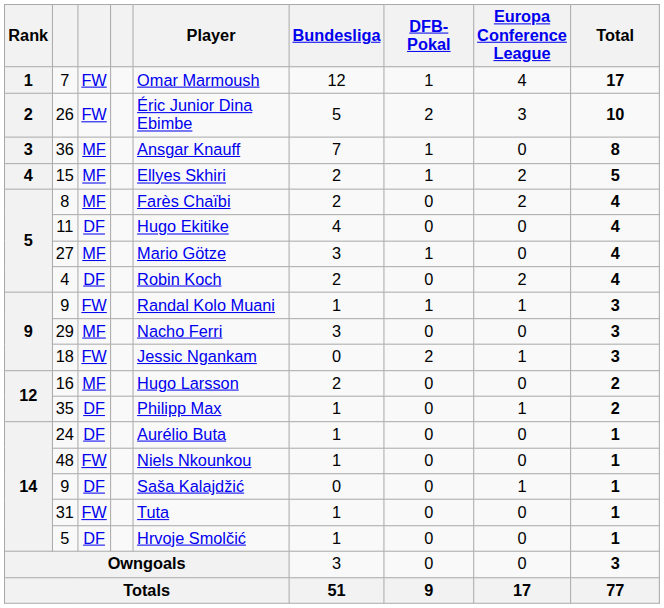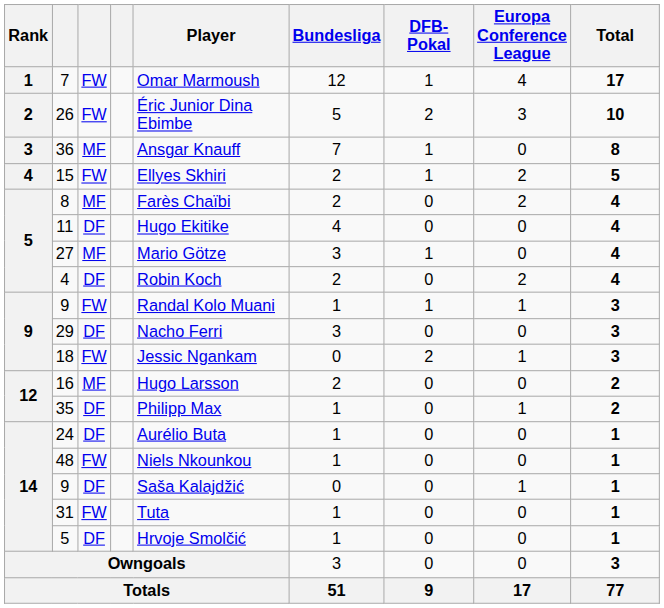(94, 176) MF -> (94, 176) FW
(94, 331) MF -> (94, 331) DF
